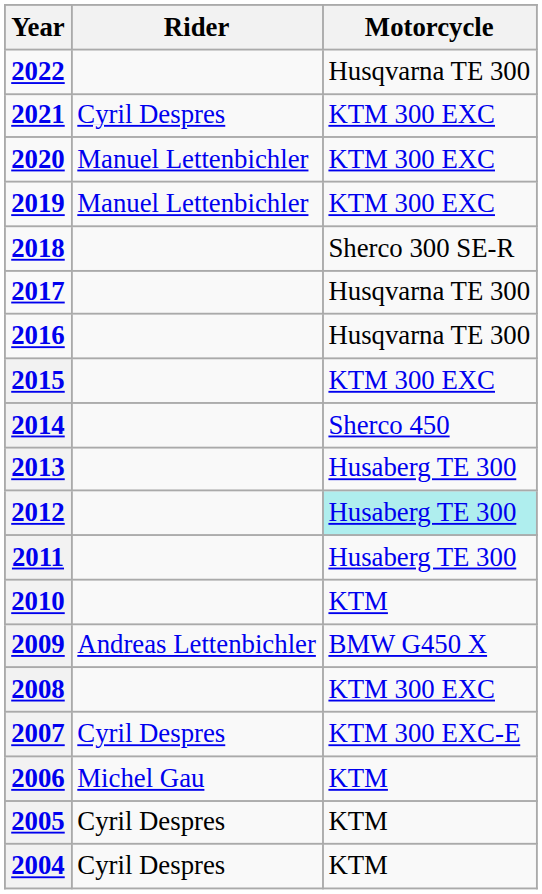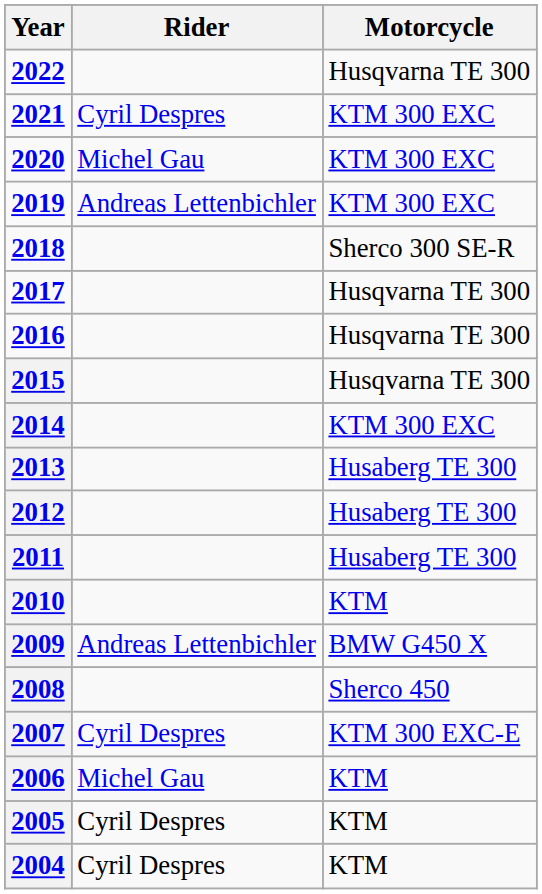(193, 159) Manuel Lettenbichler -> (141, 159) Michel Gau
(193, 203) Manuel Lettenbichler -> (197, 203) Andreas Lettenbichler
(412, 380) KTM 300 EXC -> (429, 380) Husqvarna TE 300
(389, 424) Sherco 450 -> (412, 424) KTM 300 EXC
(422, 512) paleturquoise background -> (422, 512) no background
(412, 689) KTM 300 EXC -> (389, 689) Sherco 450
